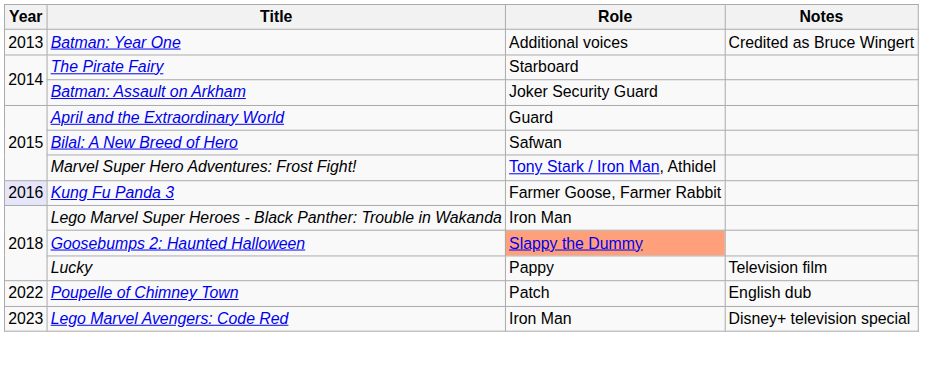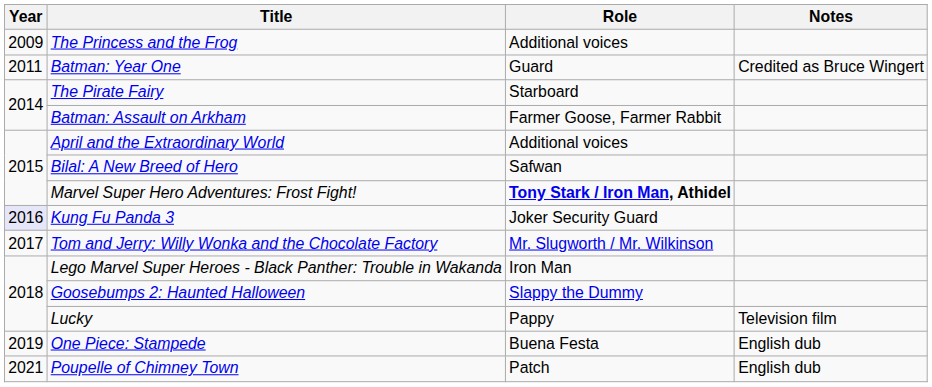+ row: (144, 42)
(26, 42) 2013 -> (25, 67) 2011
(569, 42) Additional voices -> (531, 67) Guard
(583, 92) Joker Security Guard -> (615, 117) Farmer Goose, Farmer Rabbit
(531, 117) Guard -> (569, 142) Additional voices
(613, 167) normal -> (620, 192) bold
(615, 192) Farmer Goose, Farmer Rabbit -> (583, 218) Joker Security Guard
+ row: (244, 243)
(576, 243) lightsalmon background -> (576, 293) no background
+ row: (128, 343)
(26, 293) 2022 -> (26, 368) 2021
- row: (170, 318)
